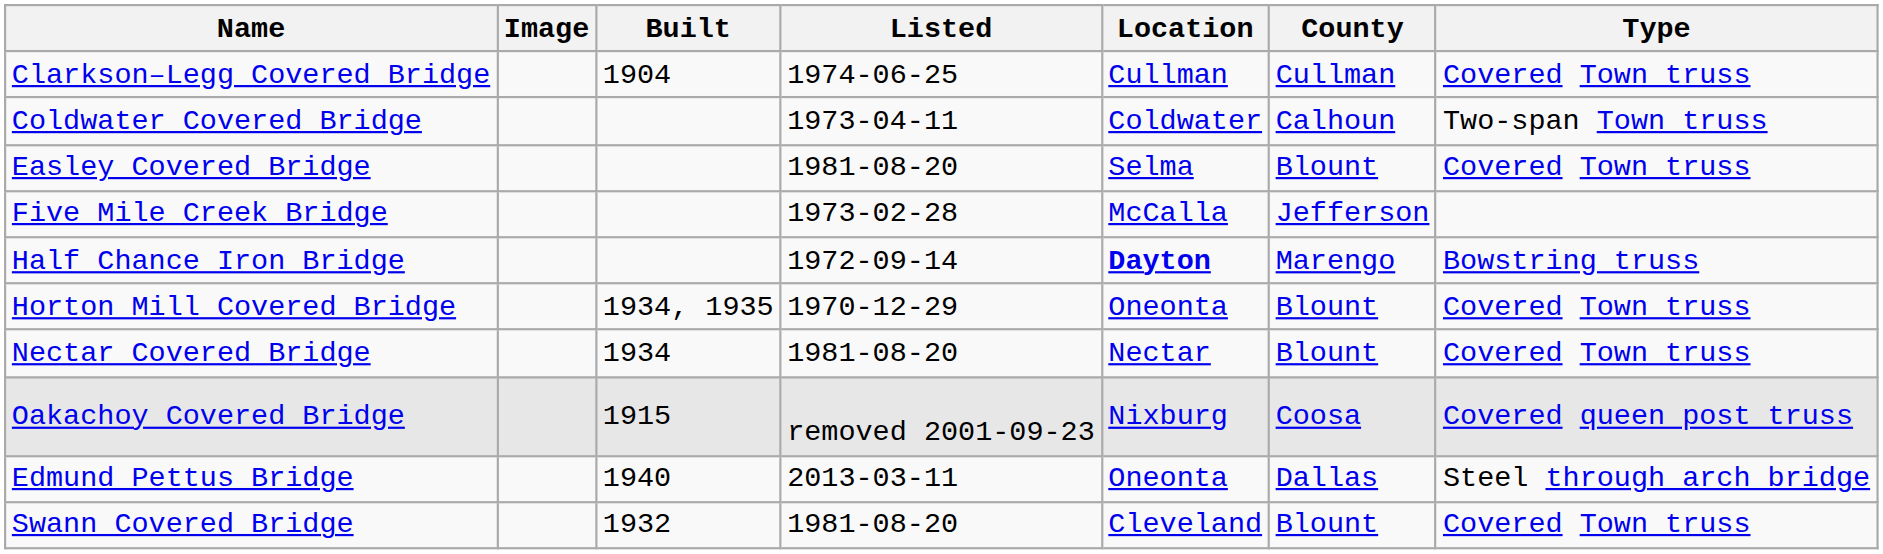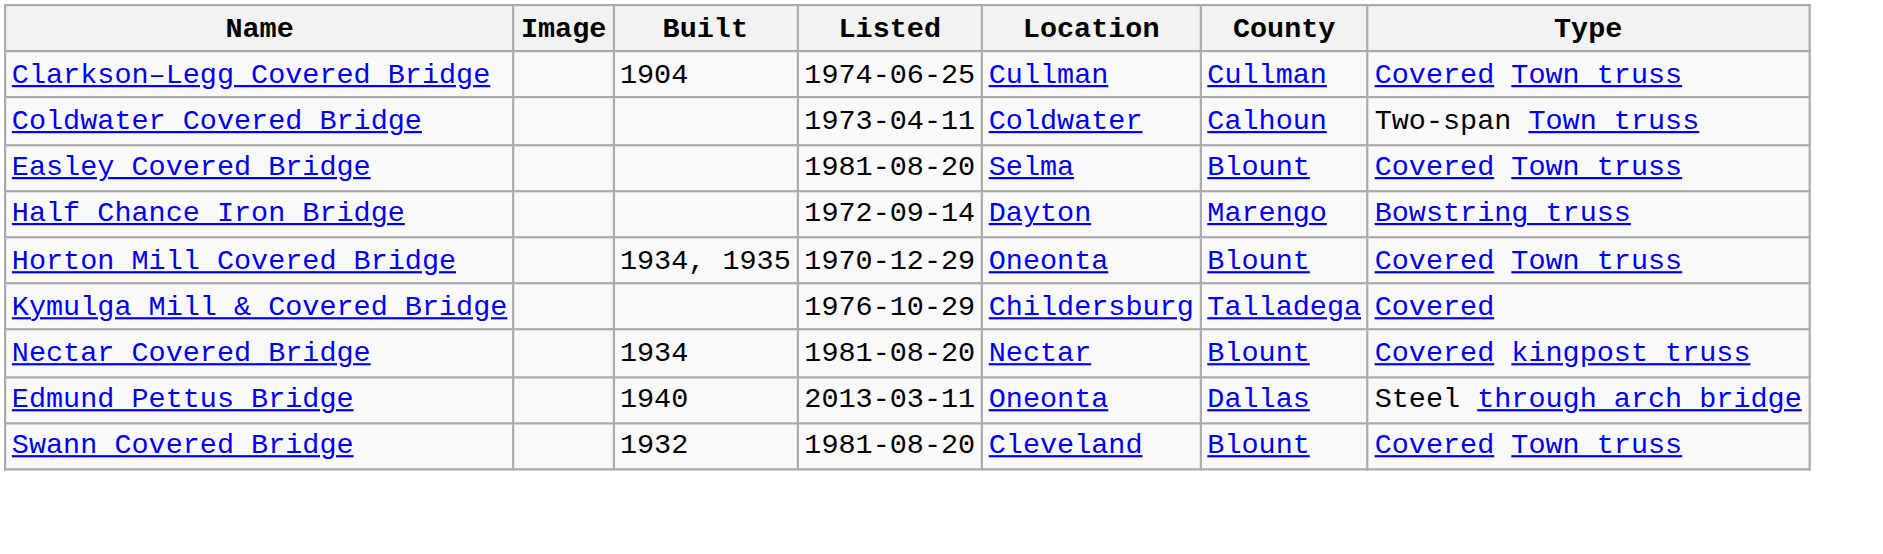- row: (200, 214)
(1160, 260) bold -> (1040, 214) normal
+ row: (260, 307)
(1597, 353) Covered Town truss -> (1563, 353) Covered kingpost truss
- row: (208, 416)
